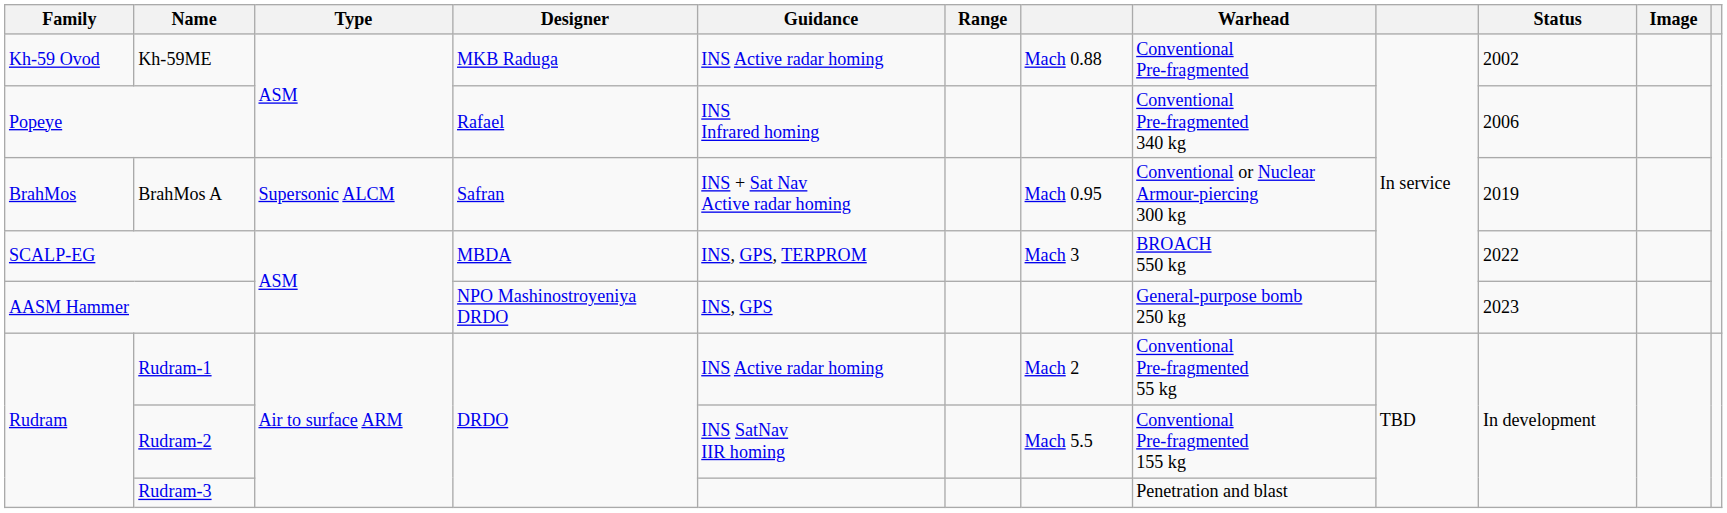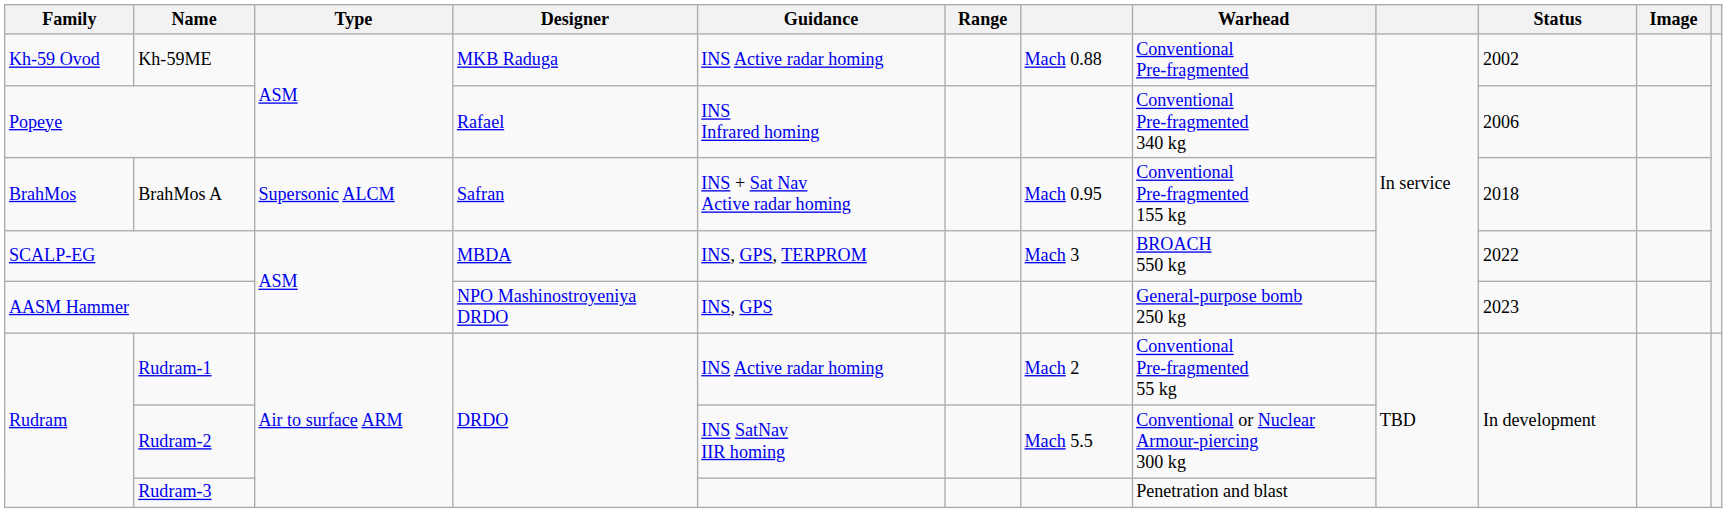(1226, 193) Conventional or Nuclear Armour-piercing 300 kg -> (1192, 193) Conventional Pre-fragmented 155 kg
(1501, 193) 2019 -> (1501, 193) 2018
(1192, 440) Conventional Pre-fragmented 155 kg -> (1226, 440) Conventional or Nuclear Armour-piercing 300 kg
